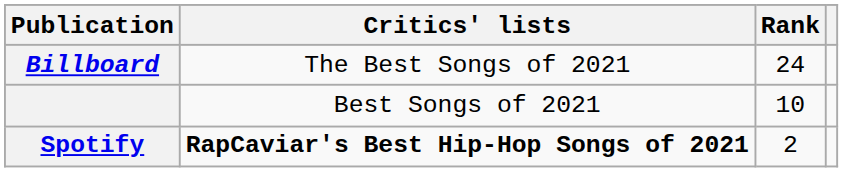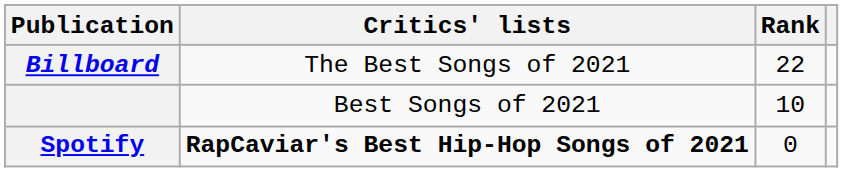(790, 65) 24 -> (790, 65) 22
(790, 146) 2 -> (790, 146) 0
